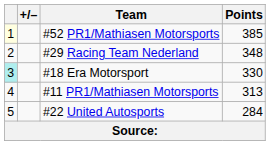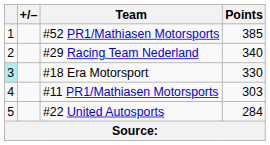(11, 34) lightyellow background -> (11, 34) no background
(252, 53) 348 -> (252, 53) 340
(252, 92) 313 -> (252, 92) 303
